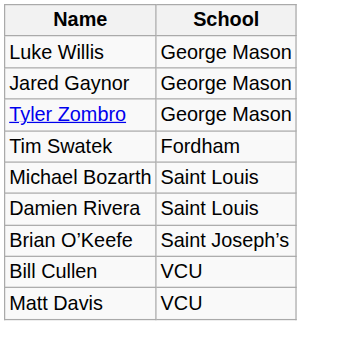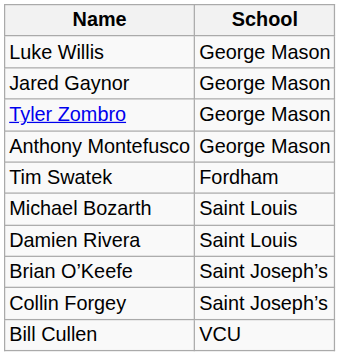+ row: (100, 146)
+ row: (68, 303)
- row: (56, 303)
